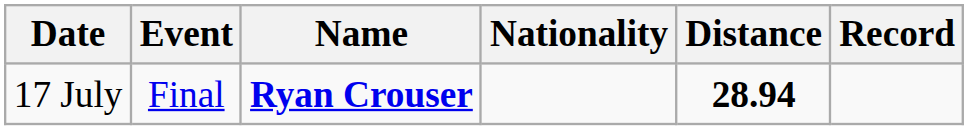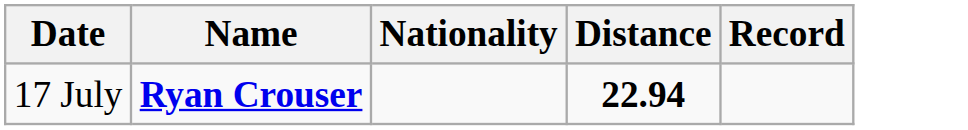- column: (186, 34)
(754, 93) 28.94 -> (643, 93) 22.94
